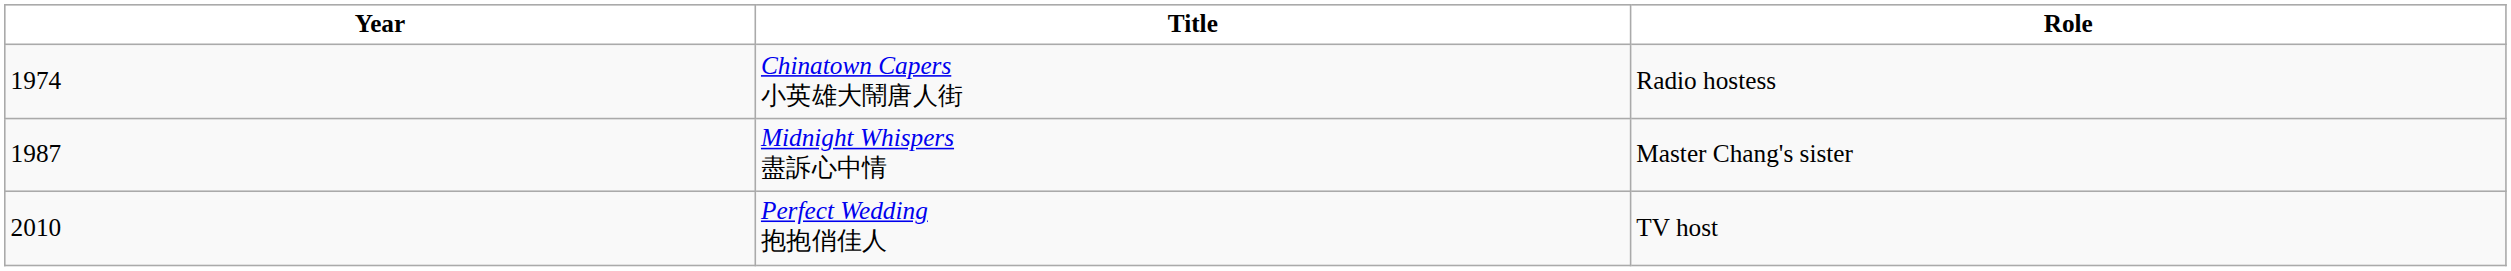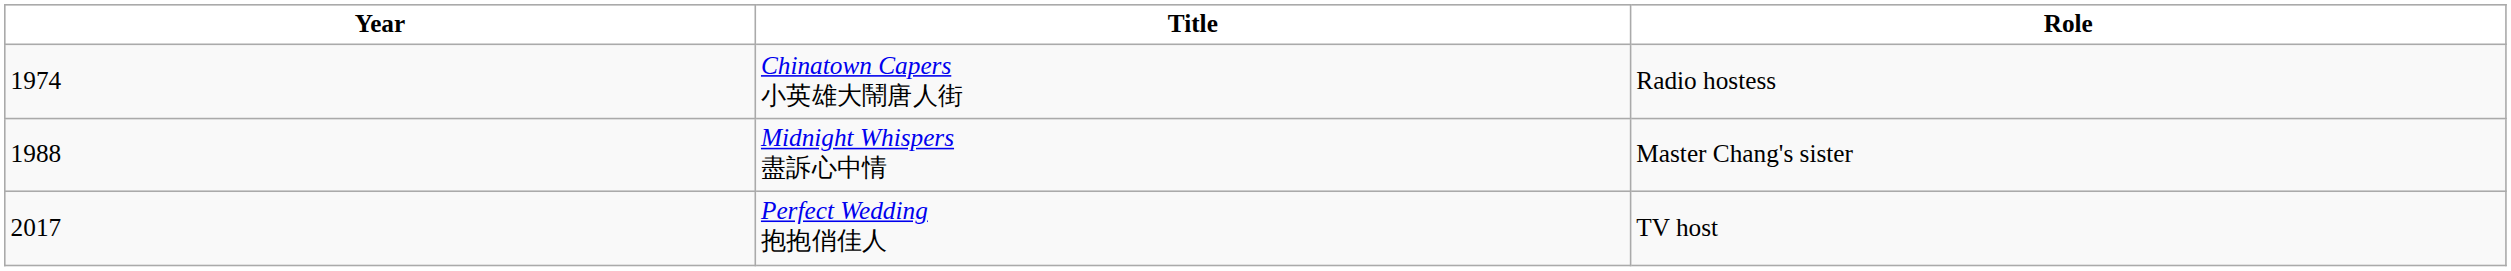(36, 154) 1987 -> (36, 154) 1988
(36, 227) 2010 -> (36, 227) 2017
